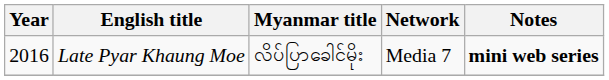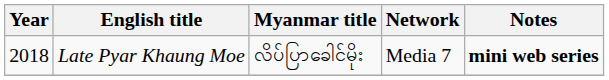(29, 55) 2016 -> (29, 55) 2018
